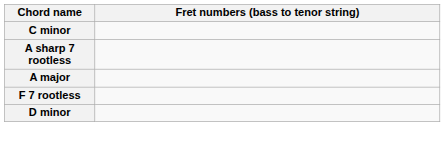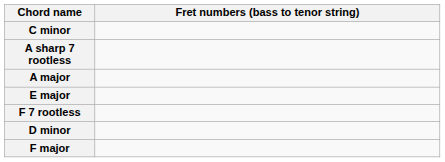+ row: (50, 95)
+ row: (50, 148)
